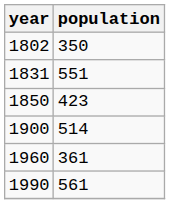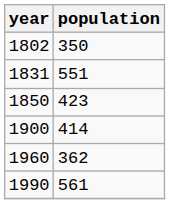(73, 130) 514 -> (73, 130) 414
(73, 157) 361 -> (73, 157) 362
